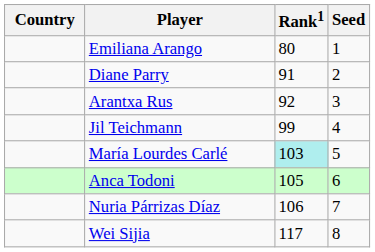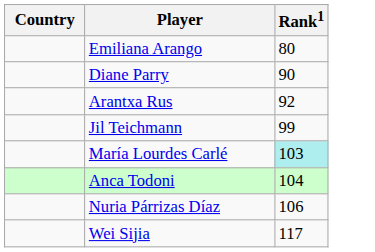- column: (349, 19)
(287, 74) 91 -> (287, 74) 90
(291, 180) 105 -> (291, 180) 104
